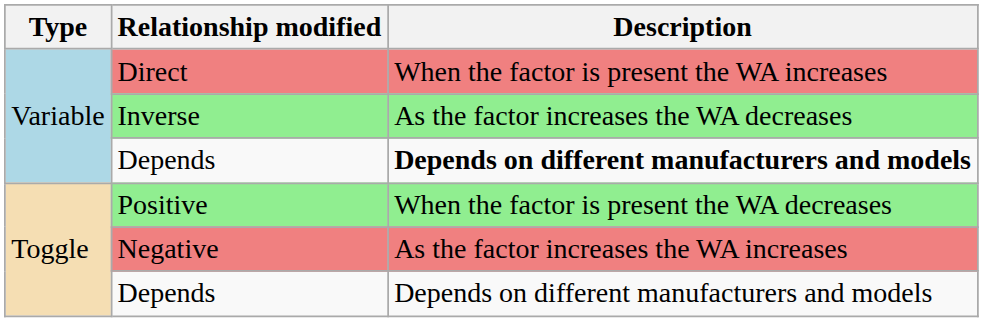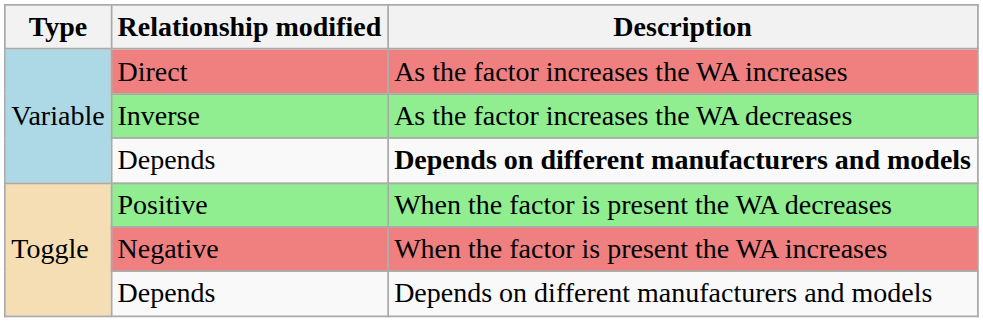(641, 71) When the factor is present the WA increases -> (621, 71) As the factor increases the WA increases
(621, 248) As the factor increases the WA increases -> (641, 248) When the factor is present the WA increases
